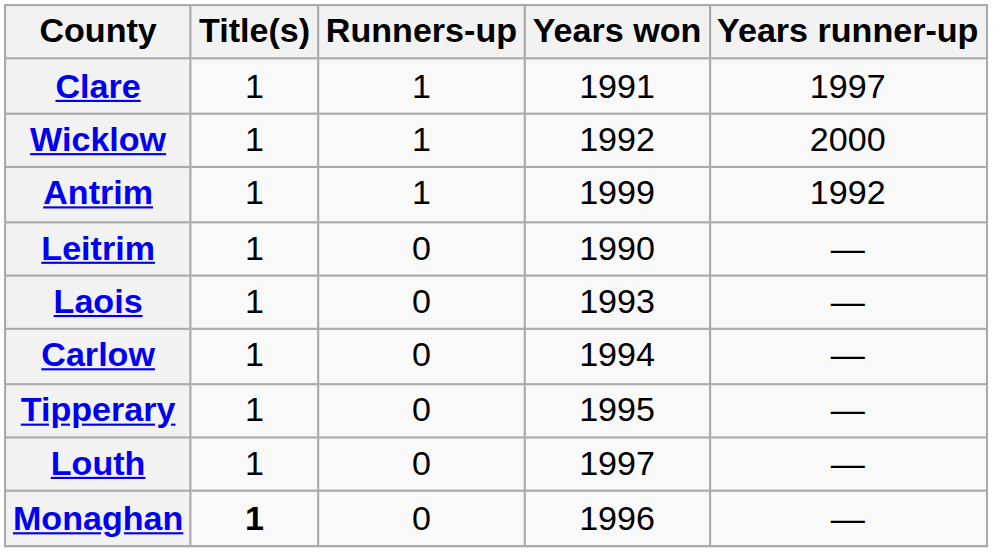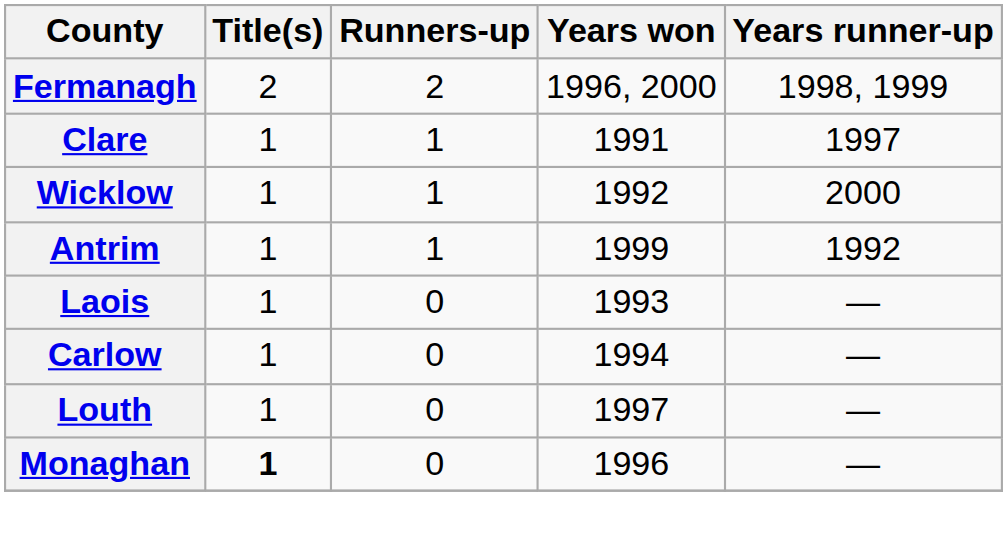+ row: (105, 85)
- row: (98, 247)
- row: (98, 409)
